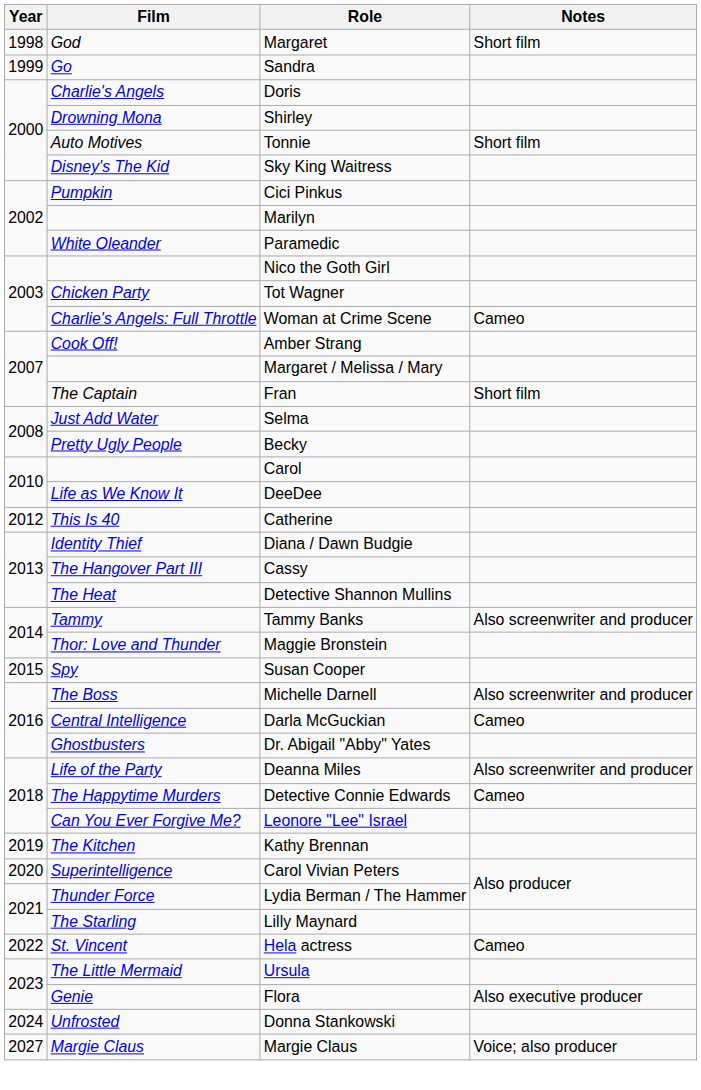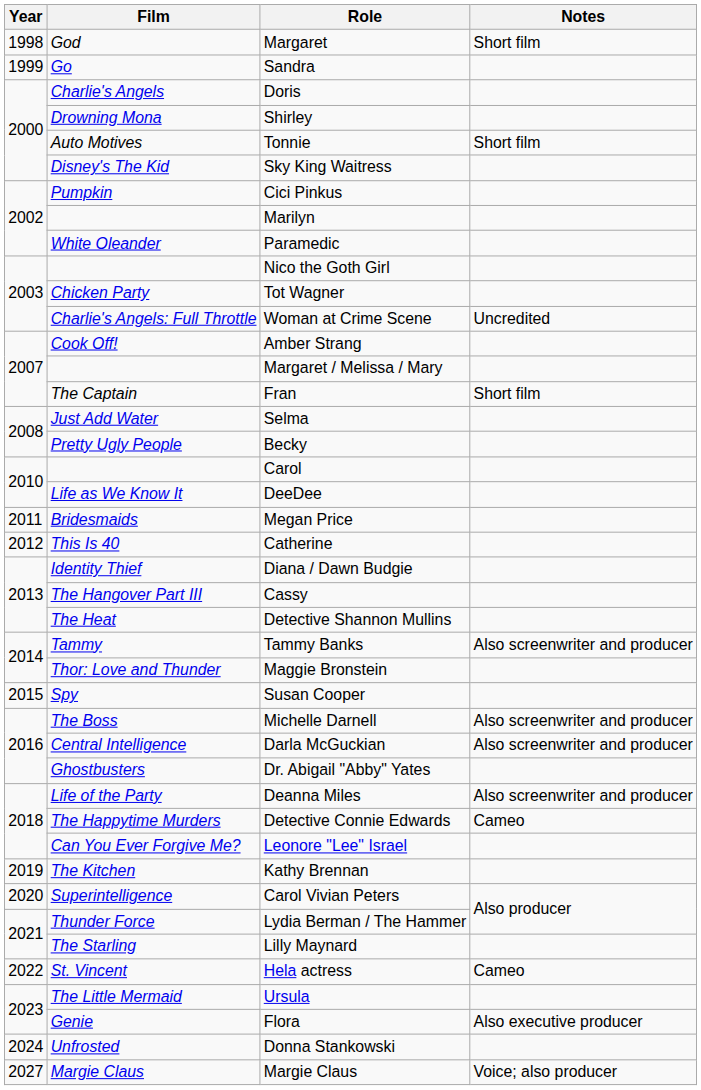(499, 318) Cameo -> (512, 318) Uncredited
+ row: (308, 519)
(499, 720) Cameo -> (583, 745) Also screenwriter and producer
